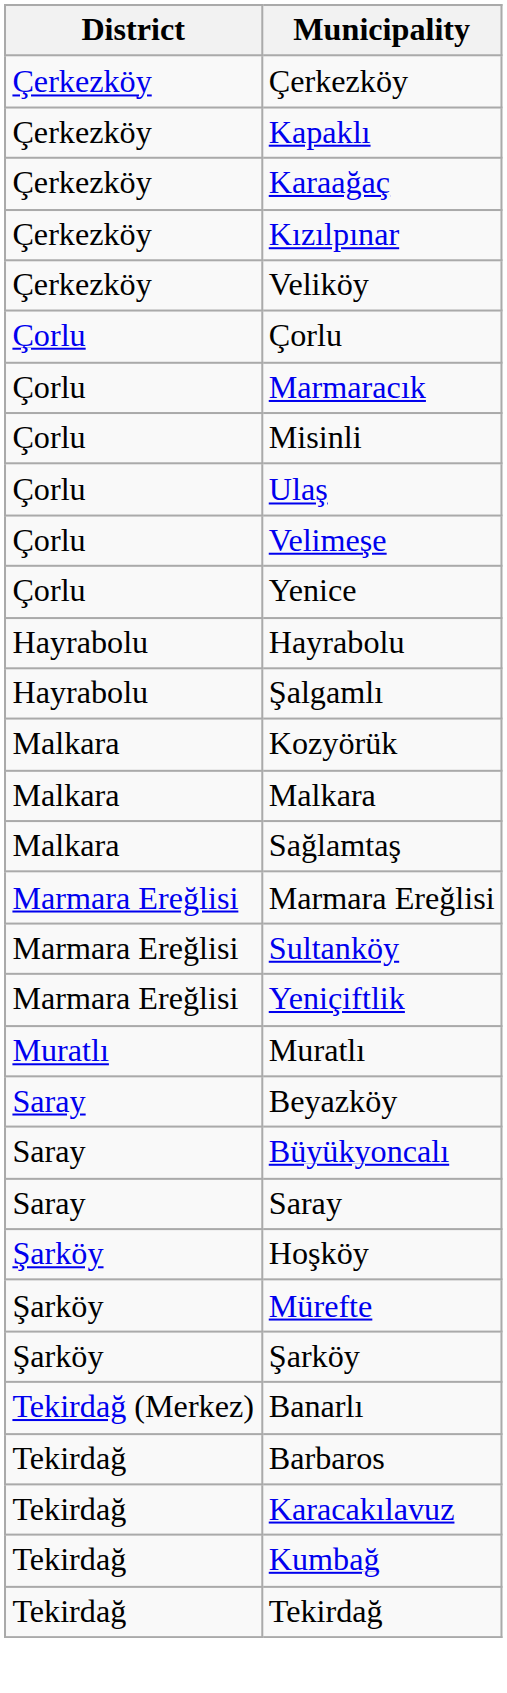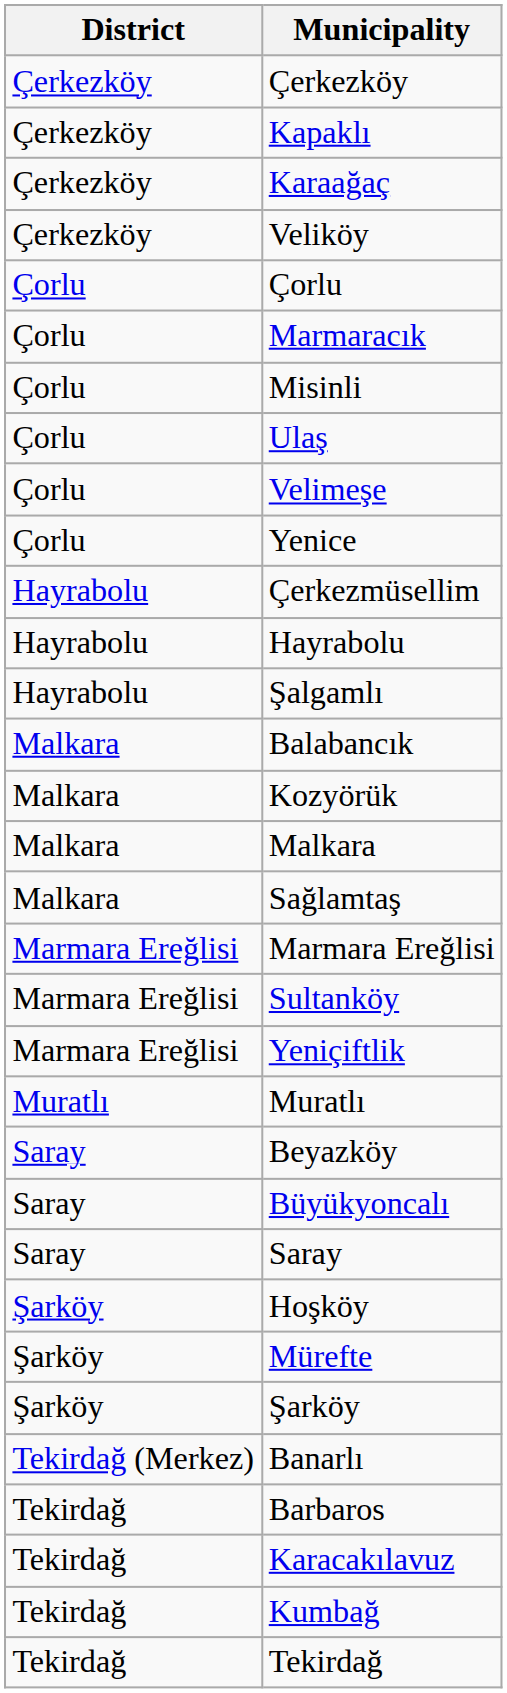- row: (334, 234)
+ row: (374, 591)
+ row: (341, 744)
